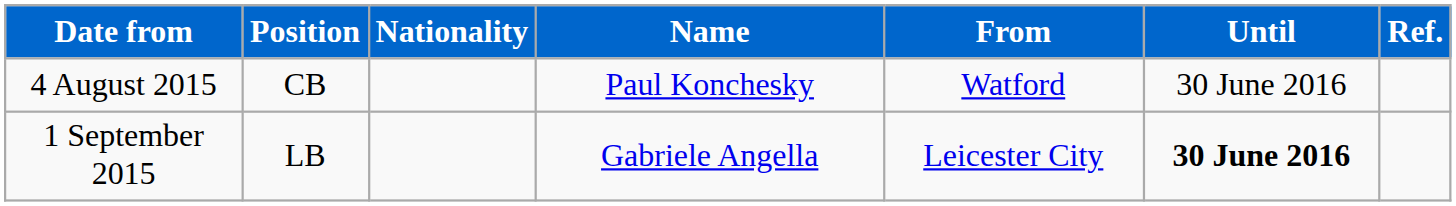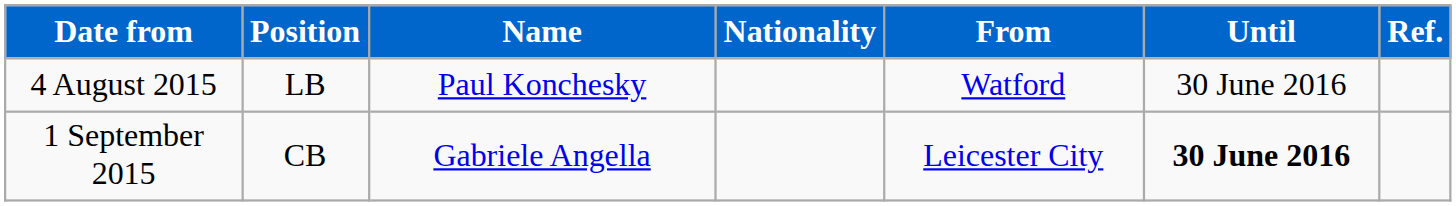columns swapped: (452, 31) <-> (710, 31)
(305, 83) CB -> (305, 83) LB
(305, 155) LB -> (305, 155) CB
